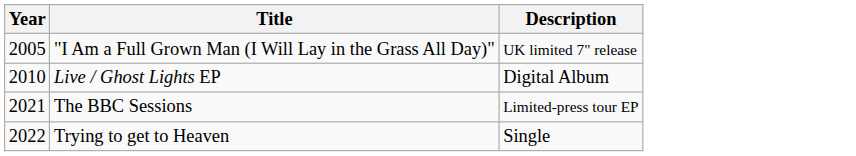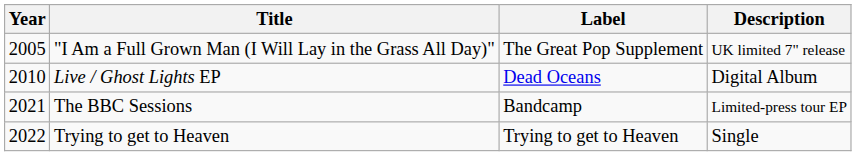+ column: (603, 19)
